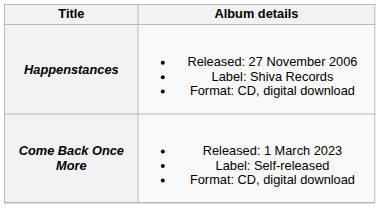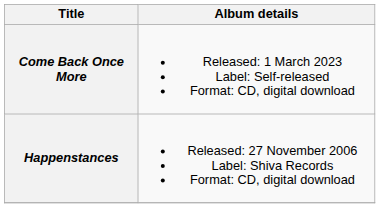rows swapped: (71, 69) <-> (71, 158)
